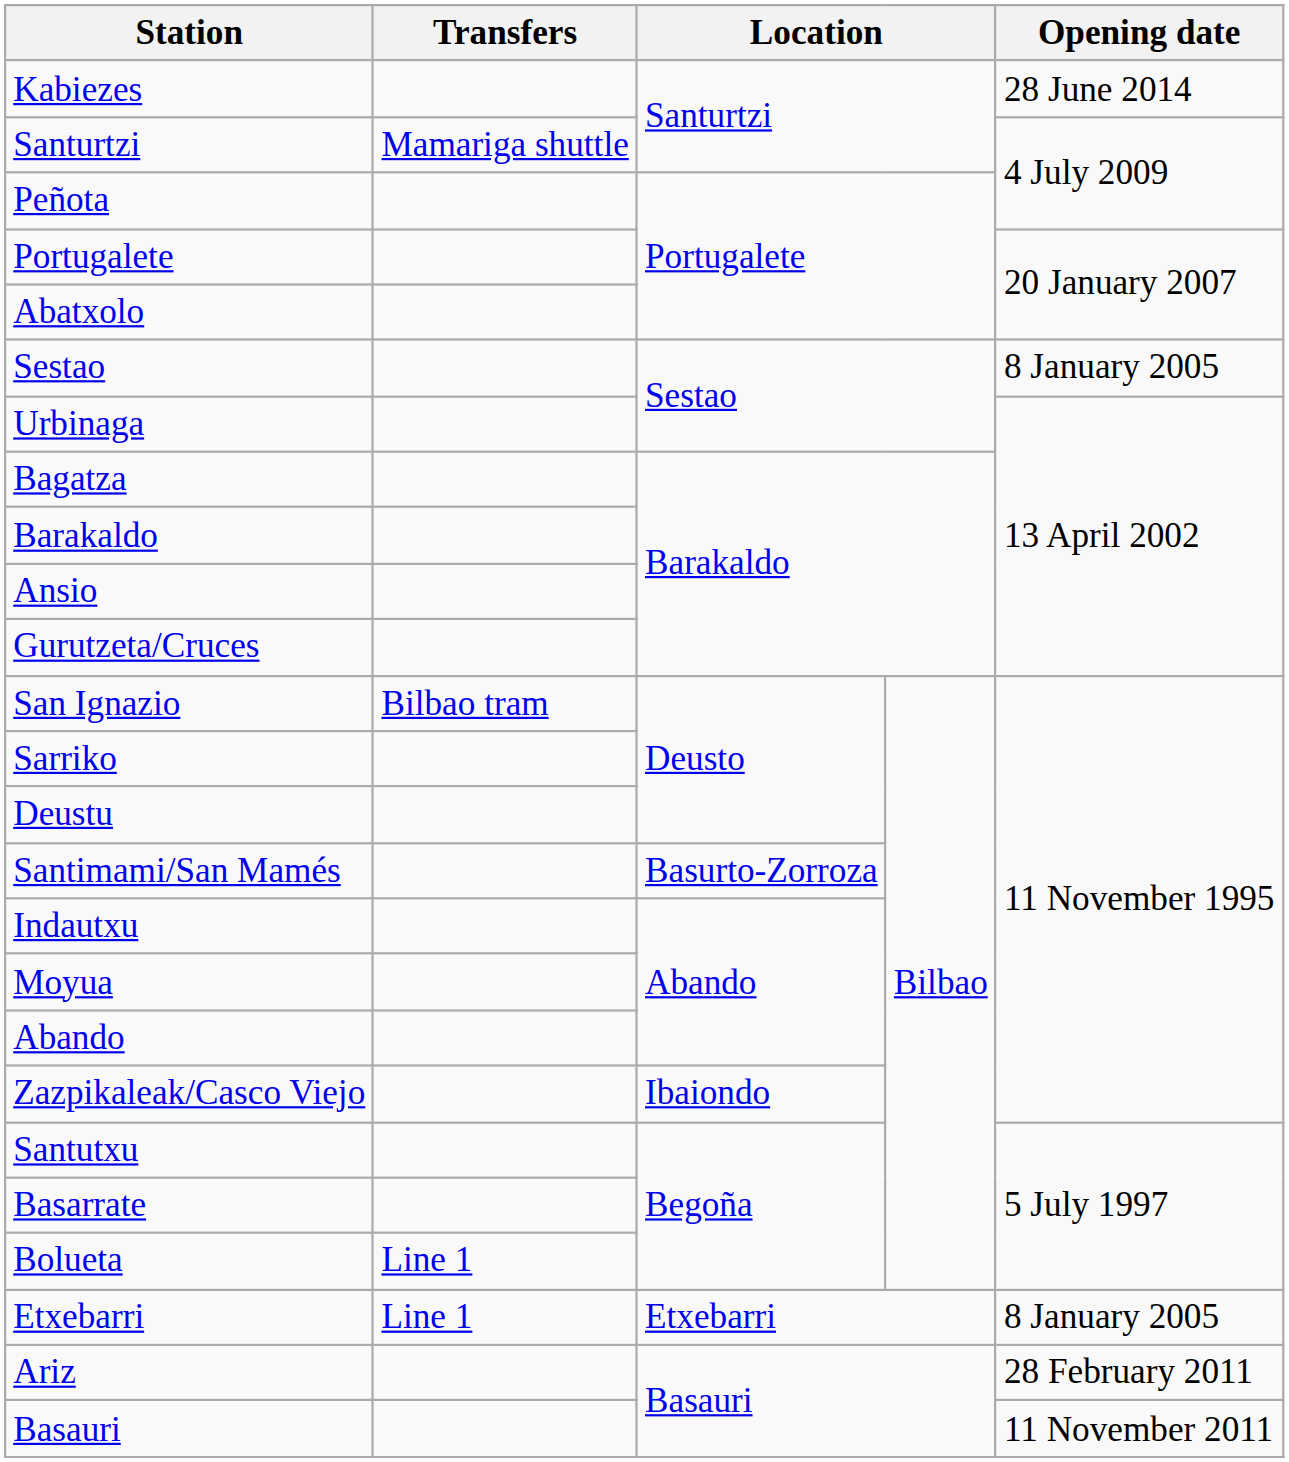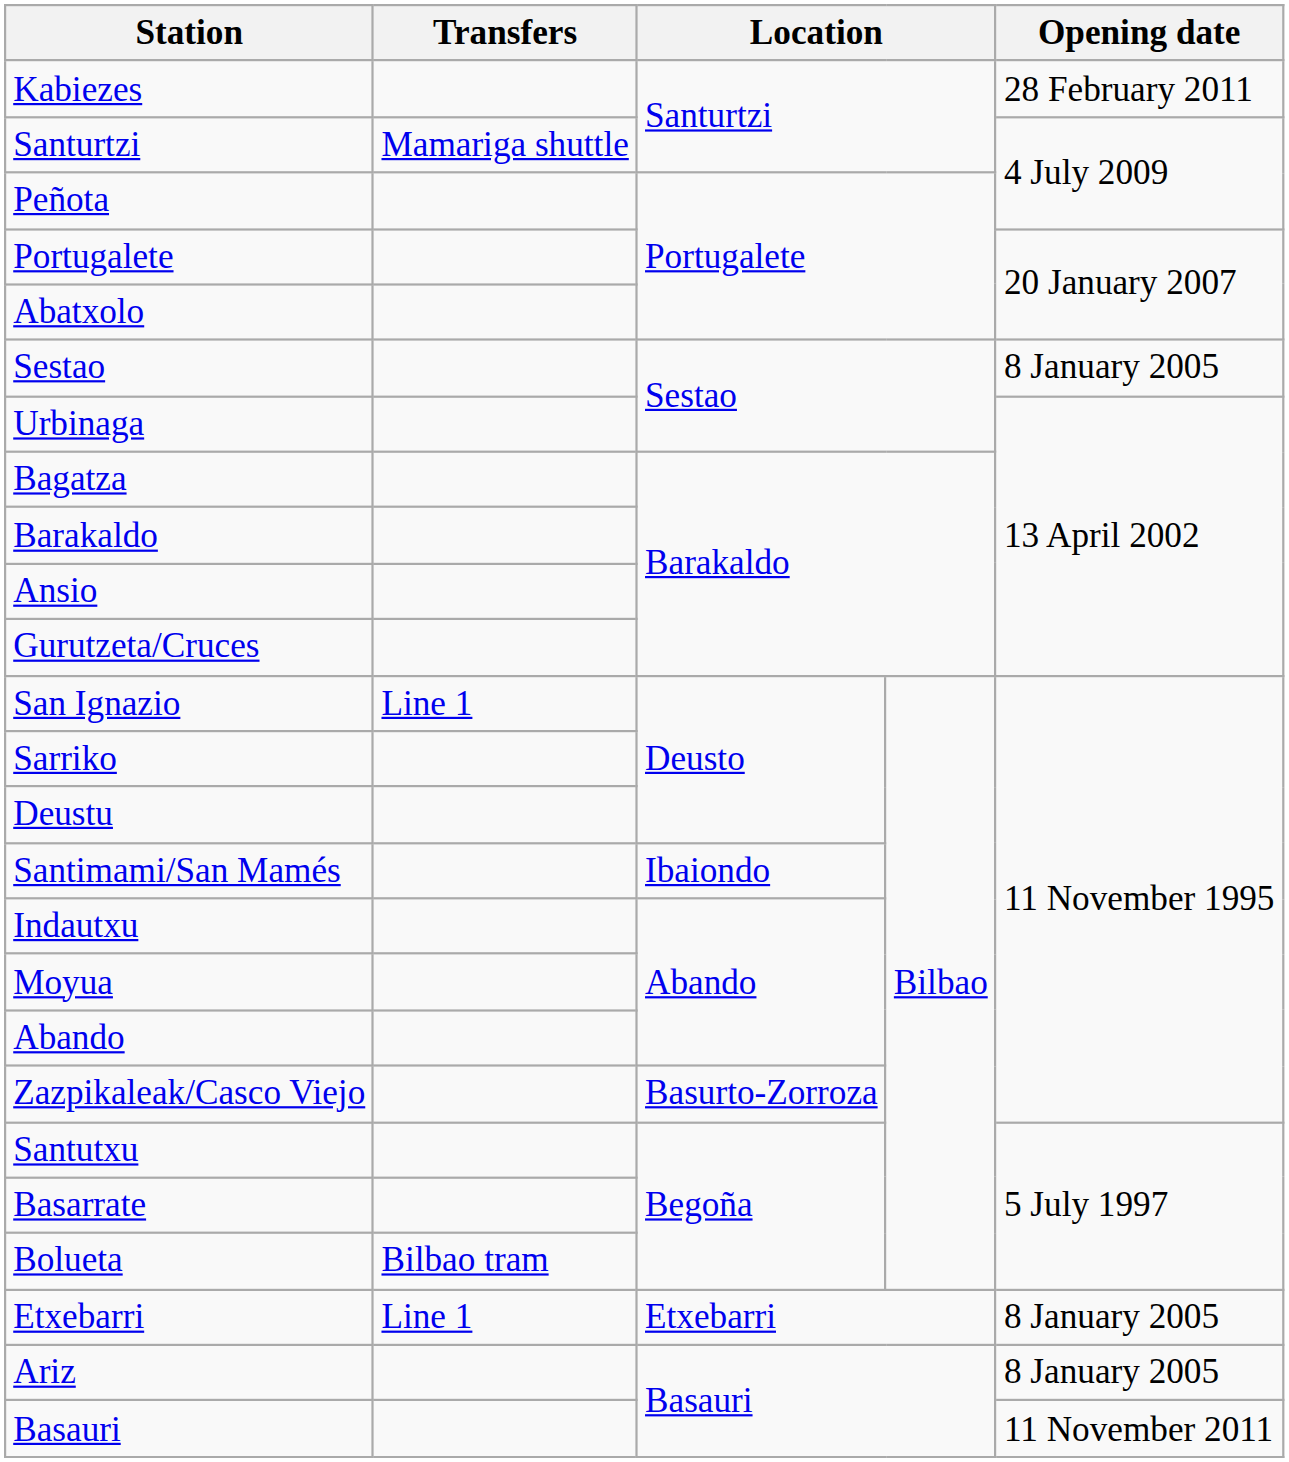(1098, 88) 28 June 2014 -> (1128, 88) 28 February 2011
(465, 702) Bilbao tram -> (427, 702) Line 1
(761, 869) Basurto-Zorroza -> (708, 869) Ibaiondo
(708, 1093) Ibaiondo -> (761, 1093) Basurto-Zorroza
(427, 1260) Line 1 -> (465, 1260) Bilbao tram
(1128, 1372) 28 February 2011 -> (1112, 1372) 8 January 2005
